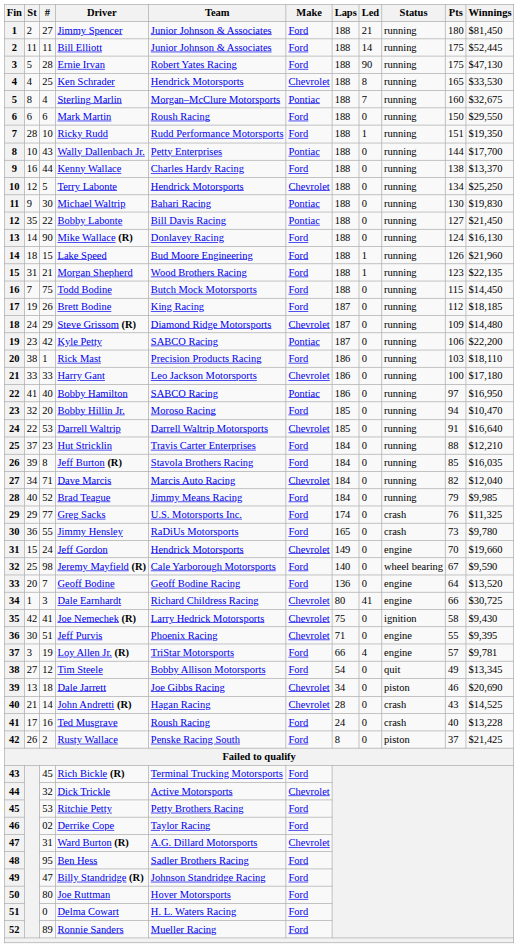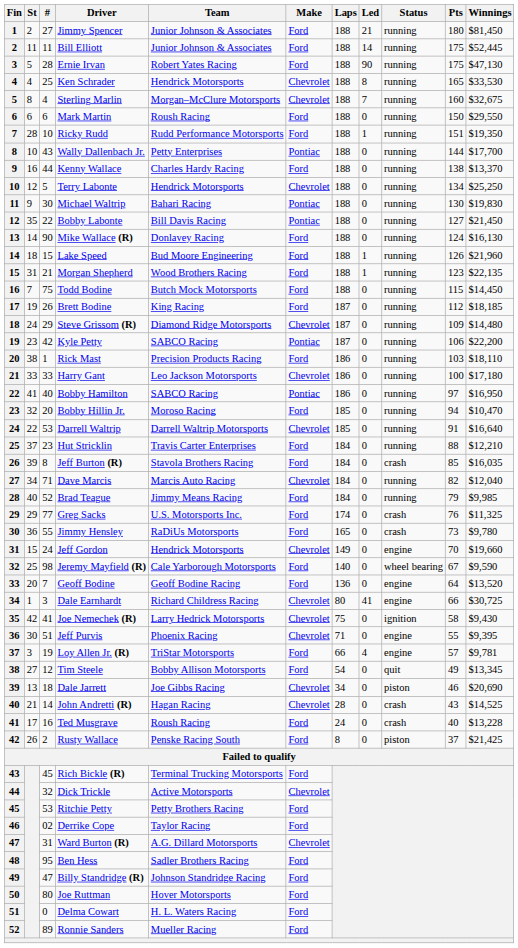(304, 99) Pontiac -> (309, 99) Chevrolet
(400, 462) running -> (395, 462) crash
